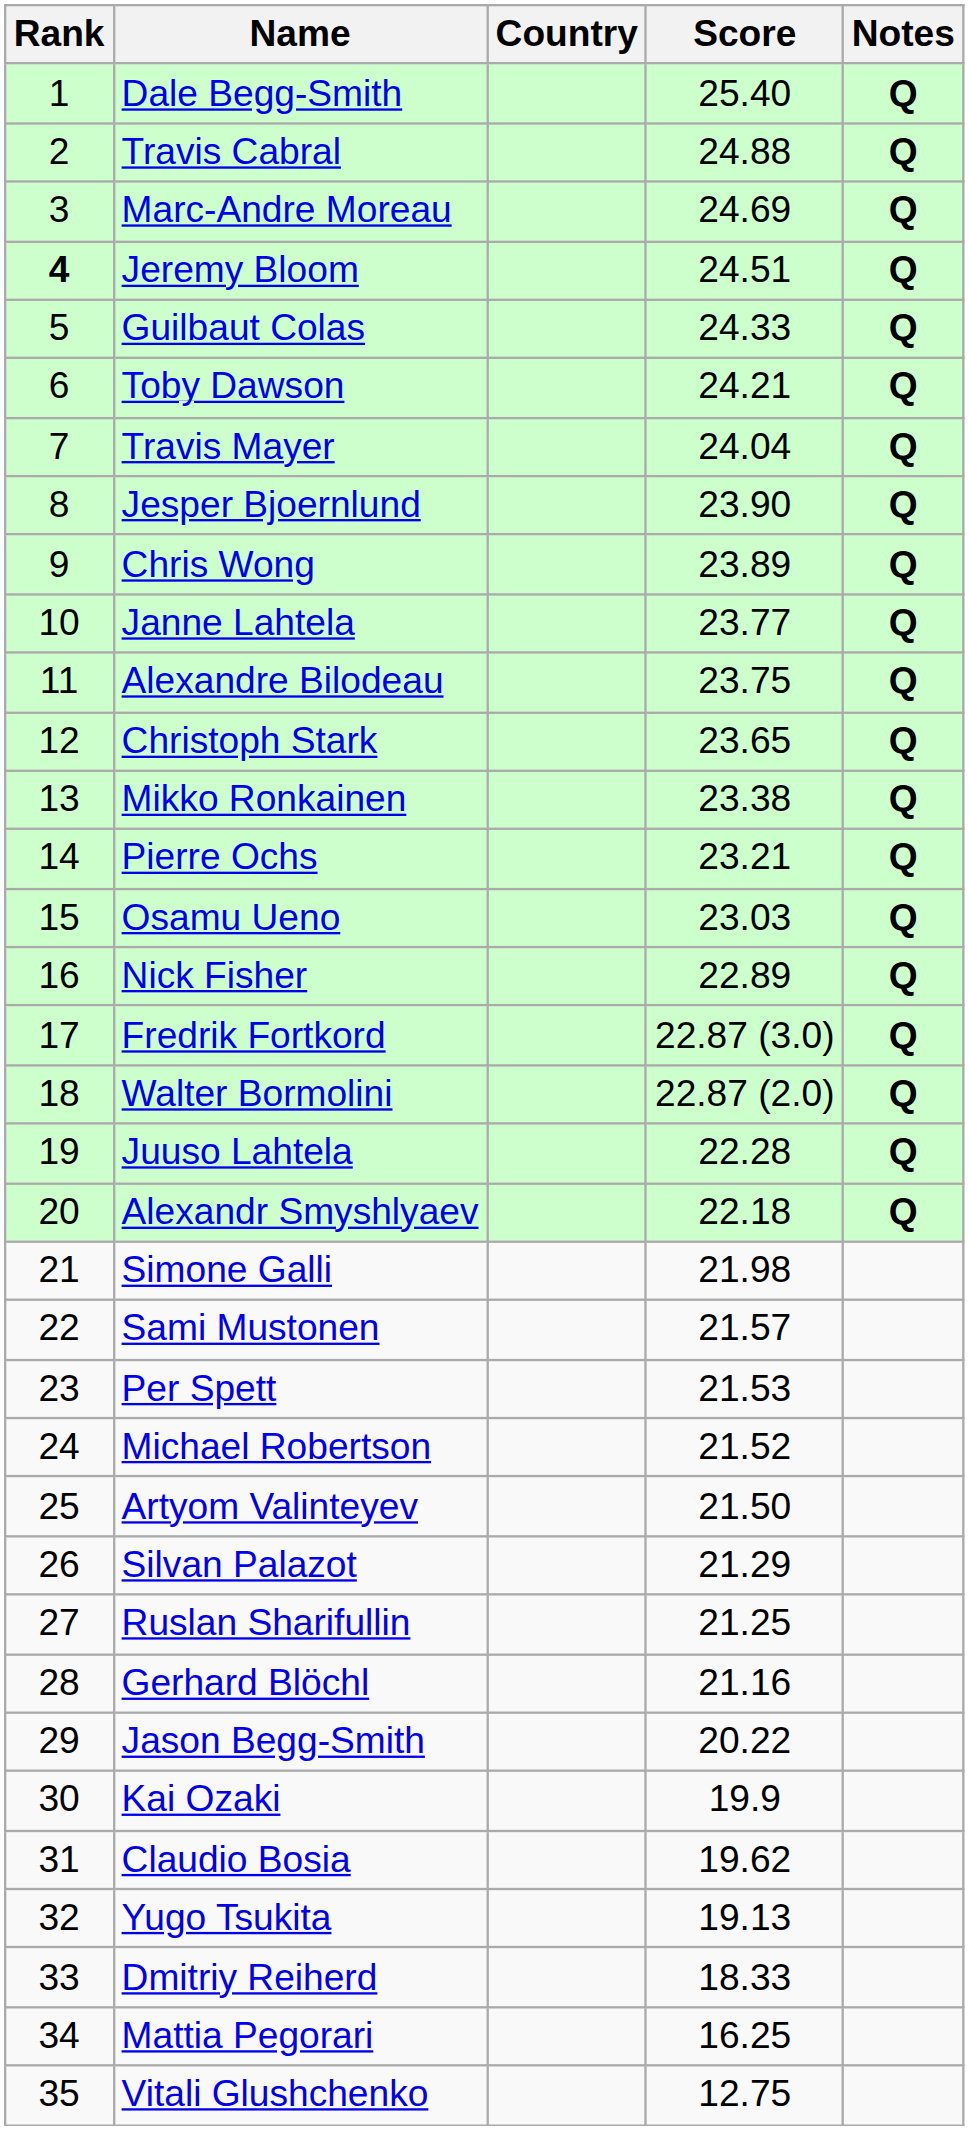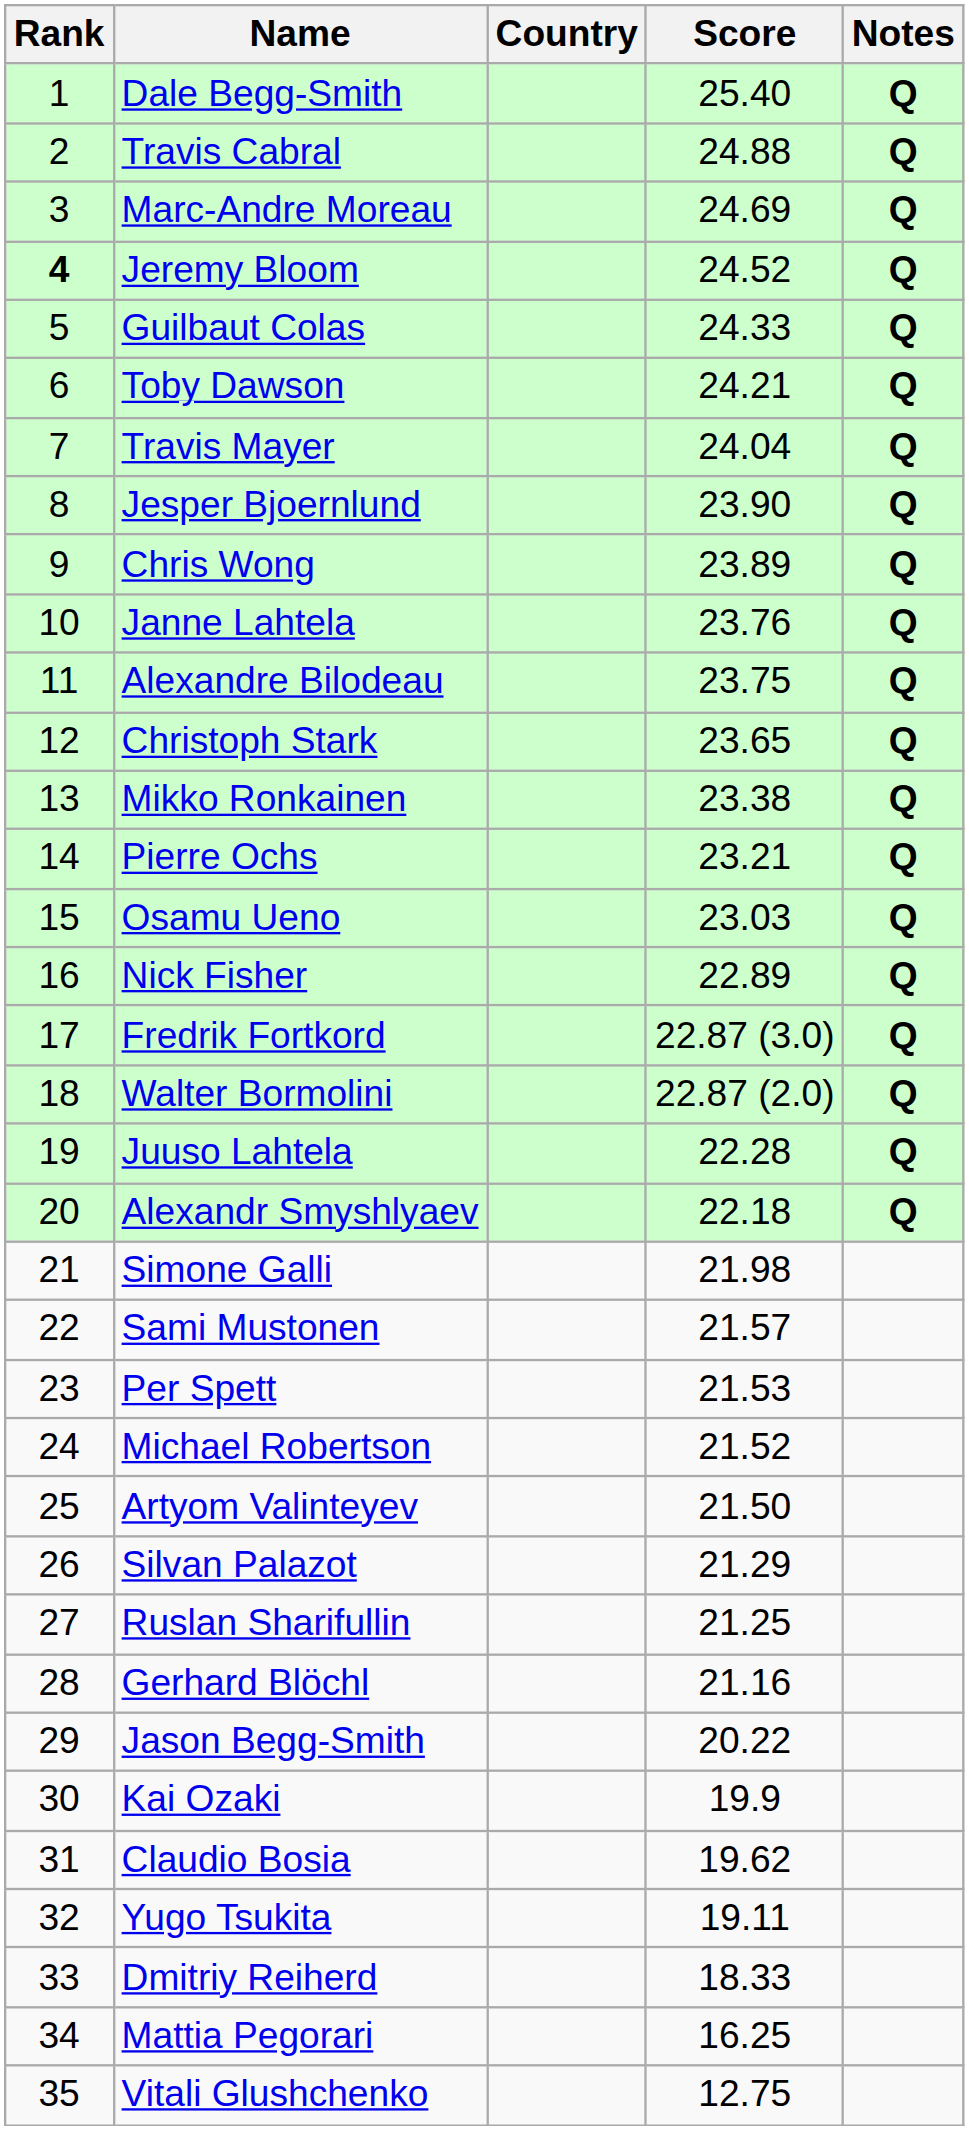(745, 269) 24.51 -> (745, 269) 24.52
(745, 622) 23.77 -> (745, 622) 23.76
(745, 1917) 19.13 -> (745, 1917) 19.11
